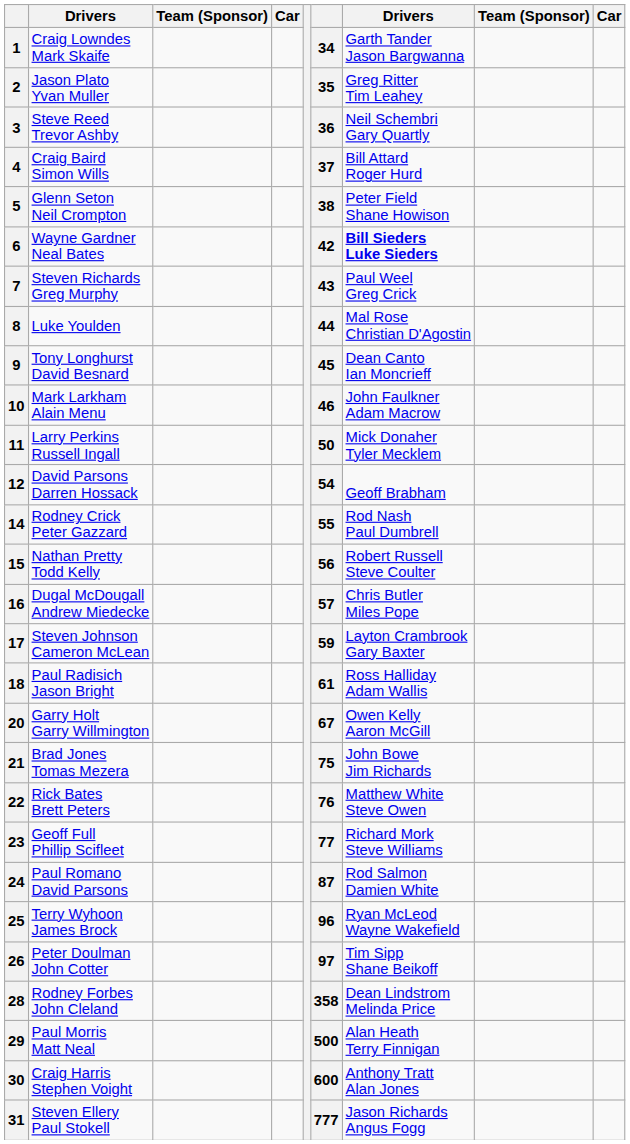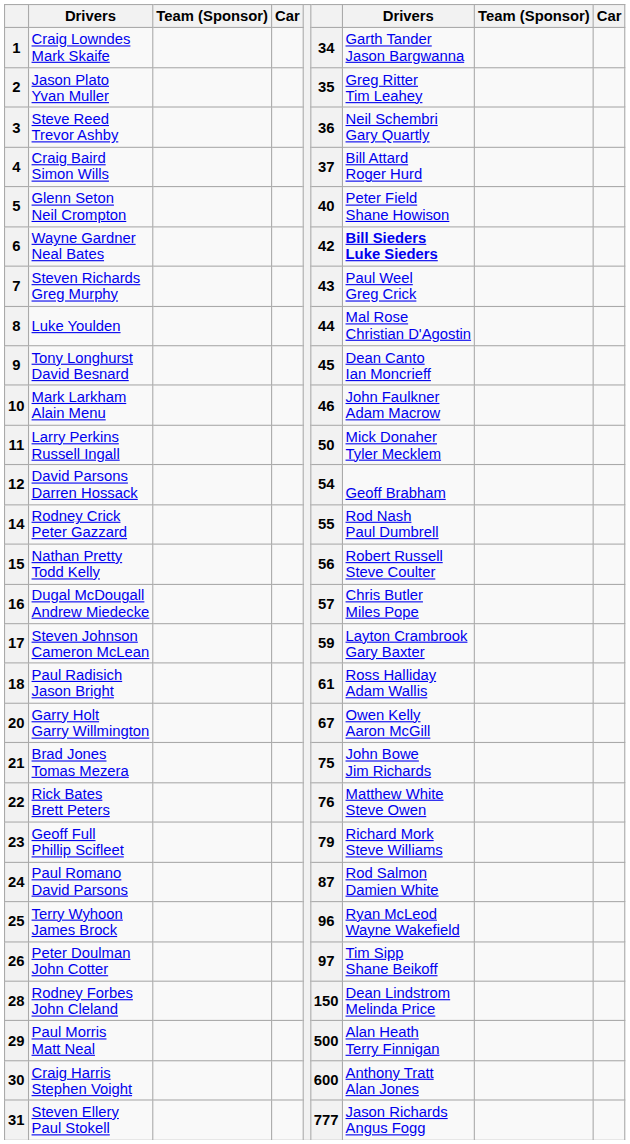(326, 206) 38 -> (326, 206) 40
(326, 842) 77 -> (326, 842) 79
(326, 1001) 358 -> (326, 1001) 150
